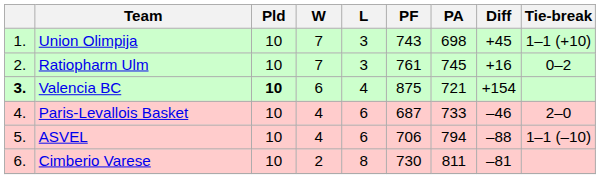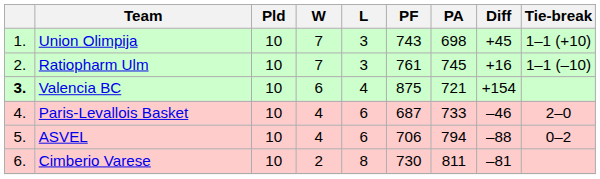(558, 64) 0–2 -> (558, 64) 1–1 (–10)
(274, 88) bold -> (274, 88) normal
(558, 137) 1–1 (–10) -> (558, 137) 0–2
